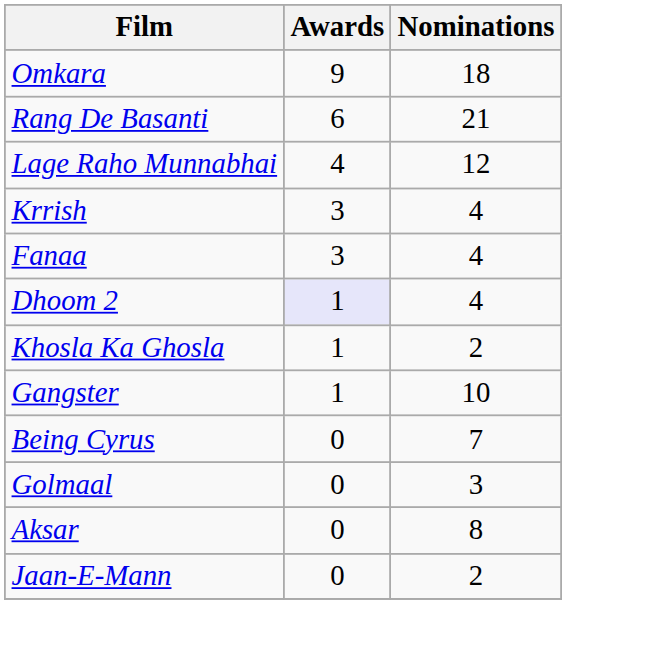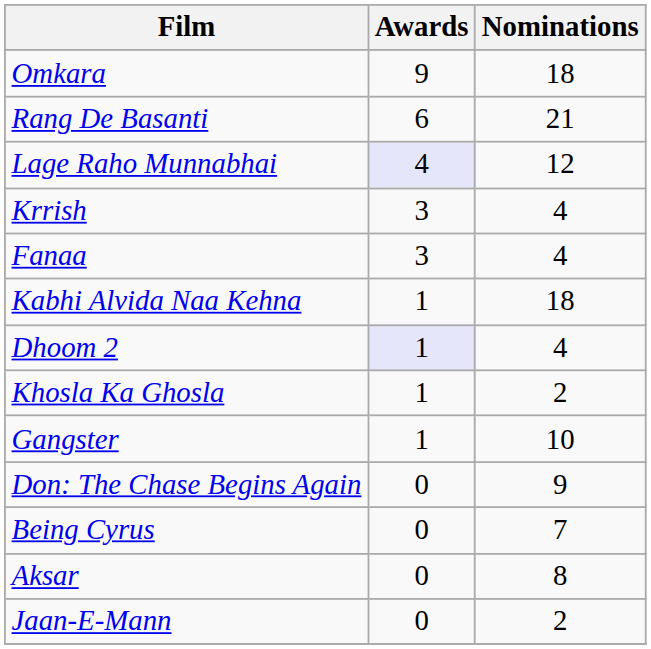(337, 164) no background -> (422, 164) lavender background
+ row: (156, 301)
+ row: (186, 484)
- row: (62, 484)
